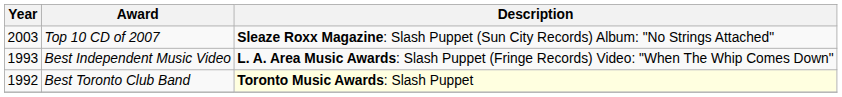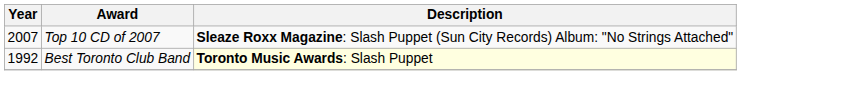(23, 37) 2003 -> (23, 37) 2007
- row: (138, 59)
